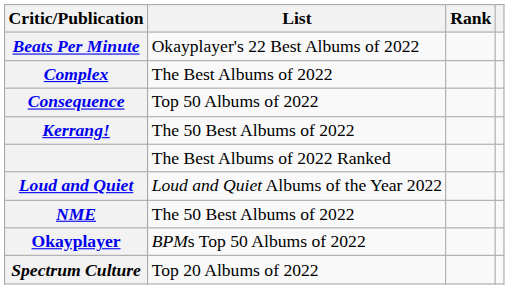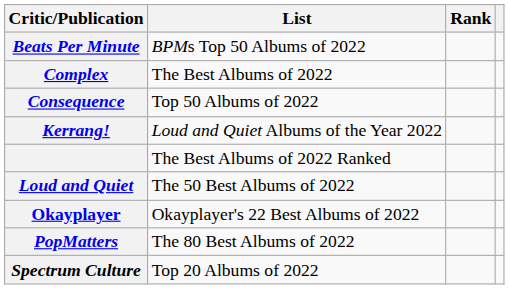(285, 46) Okayplayer's 22 Best Albums of 2022 -> (259, 46) BPMs Top 50 Albums of 2022
(253, 130) The 50 Best Albums of 2022 -> (297, 130) Loud and Quiet Albums of the Year 2022
(297, 185) Loud and Quiet Albums of the Year 2022 -> (253, 185) The 50 Best Albums of 2022
- row: (76, 213)
(259, 241) BPMs Top 50 Albums of 2022 -> (285, 213) Okayplayer's 22 Best Albums of 2022
+ row: (76, 241)
